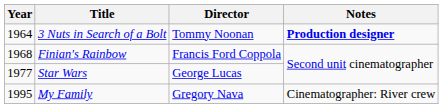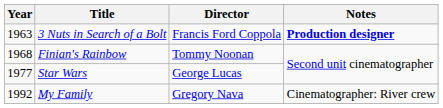(20, 34) 1964 -> (20, 34) 1963
(213, 34) Tommy Noonan -> (227, 34) Francis Ford Coppola
(227, 53) Francis Ford Coppola -> (213, 53) Tommy Noonan
(20, 93) 1995 -> (20, 93) 1992
